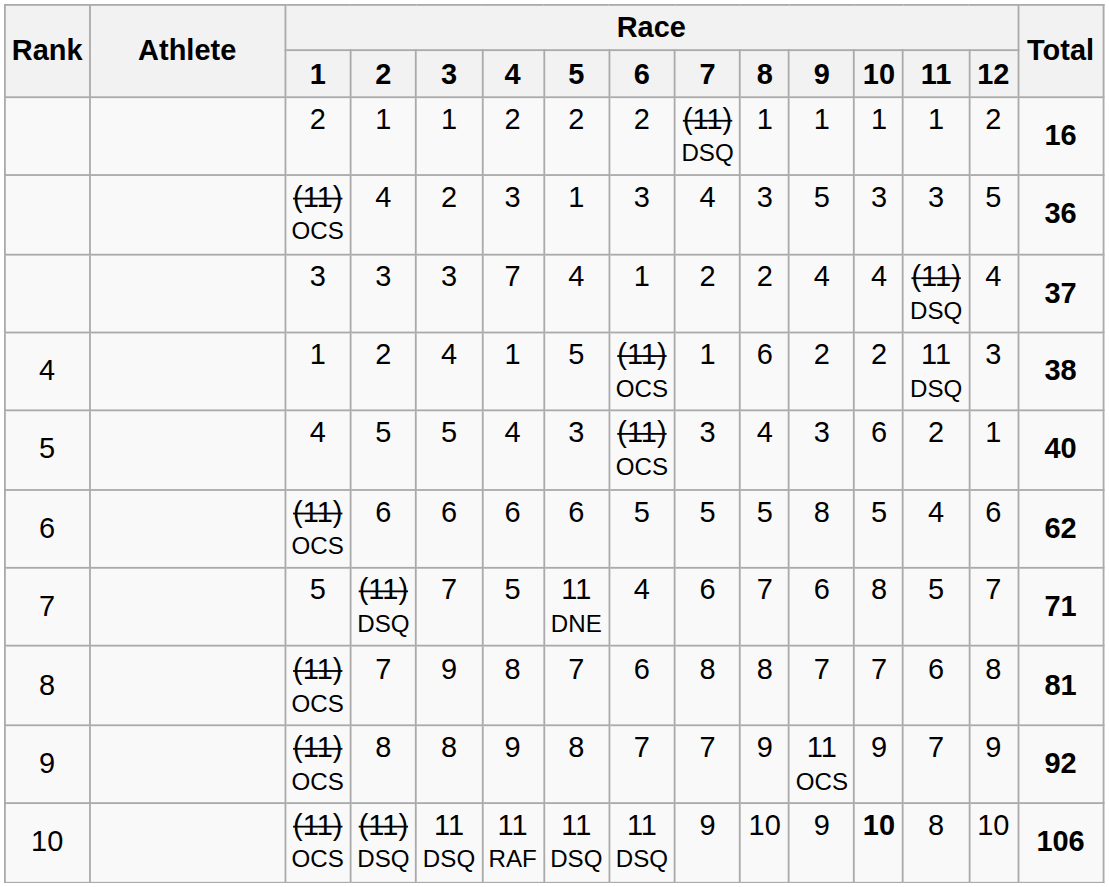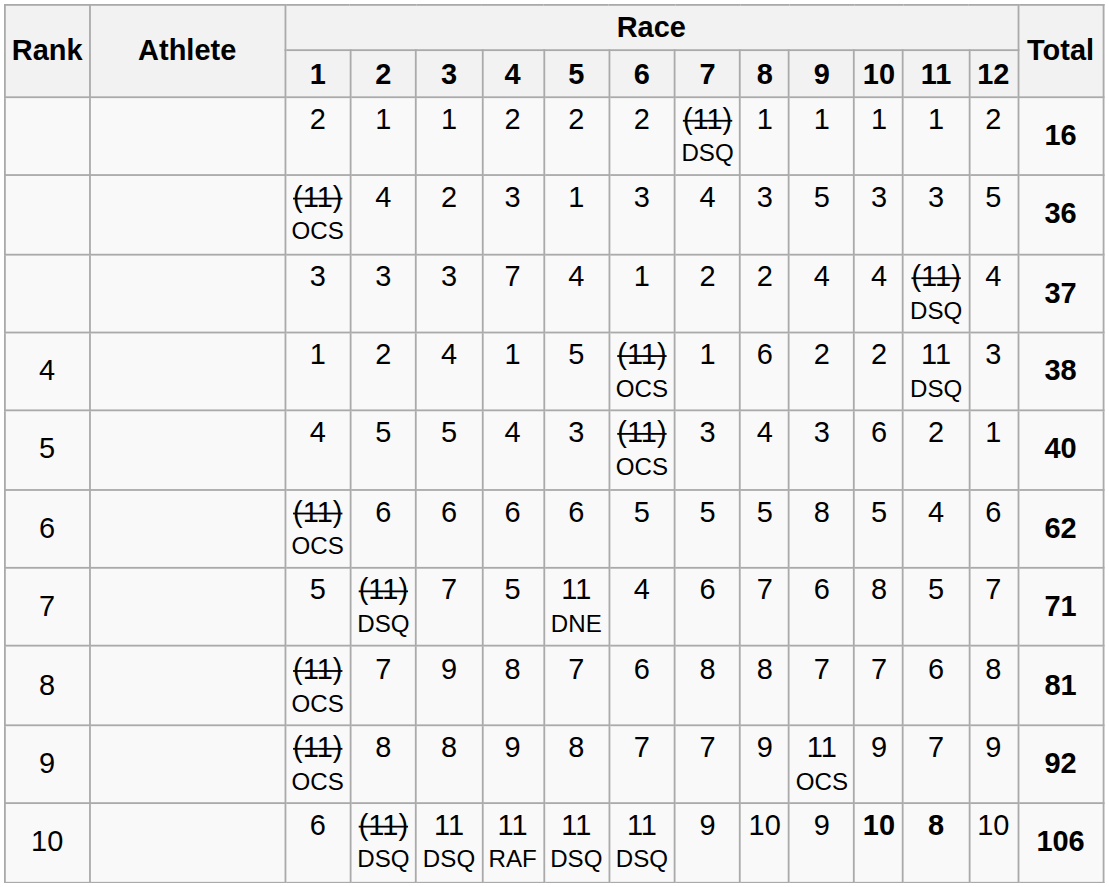(318, 842) (11) OCS -> (318, 842) 6
(936, 842) normal -> (936, 842) bold
